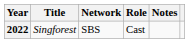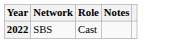- column: (55, 13)
